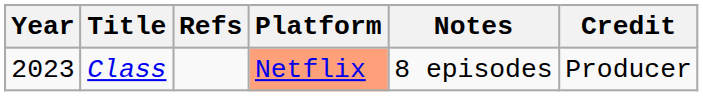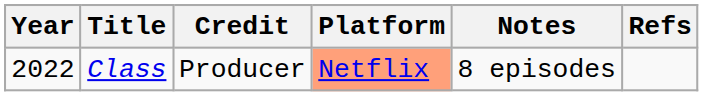columns swapped: (628, 27) <-> (211, 27)
(43, 70) 2023 -> (43, 70) 2022
